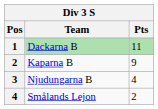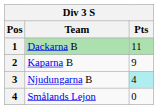(134, 79) no background -> (134, 79) paleturquoise background
(134, 96) 2 -> (134, 96) 0
